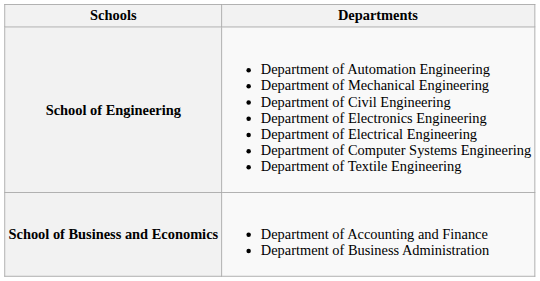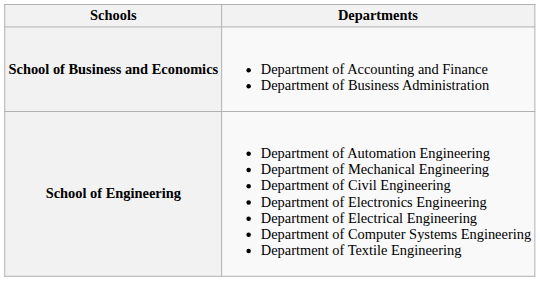rows swapped: (113, 109) <-> (113, 234)
